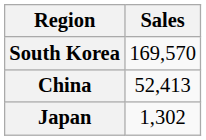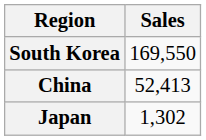(163, 53) 169,570 -> (163, 53) 169,550
